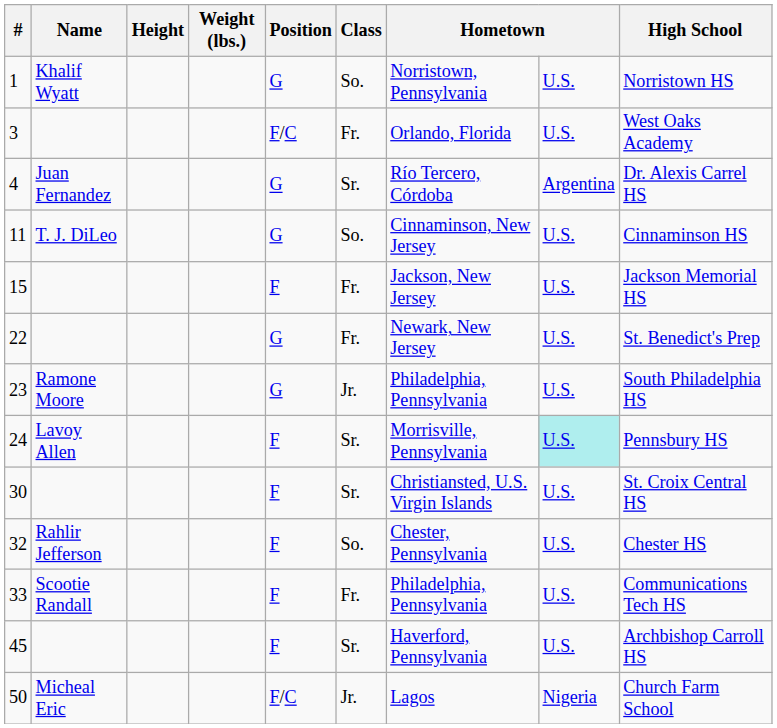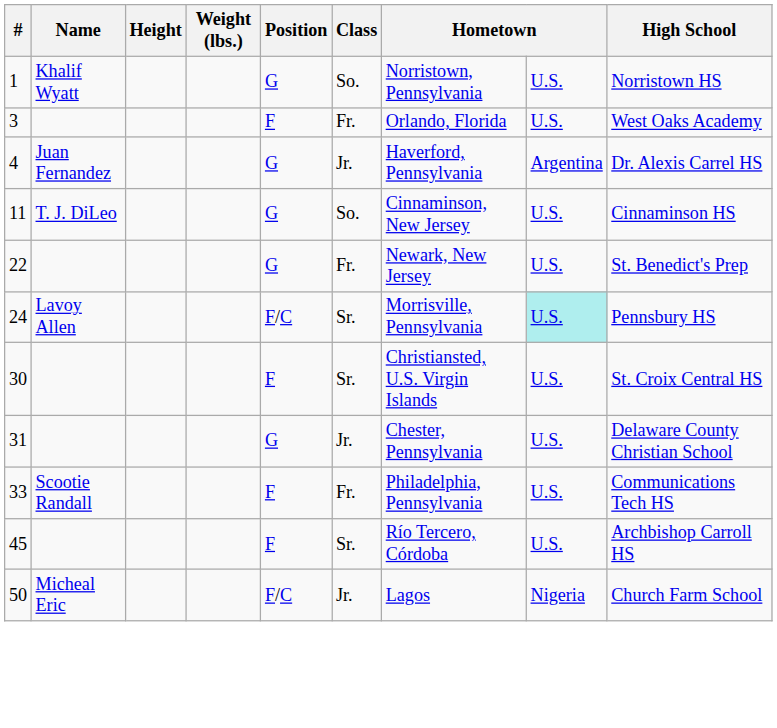(283, 133) F/C -> (270, 122) F
(350, 184) Sr. -> (344, 163) Jr.
(435, 184) Río Tercero, Córdoba -> (434, 163) Haverford, Pennsylvania
- row: (18, 287)
- row: (18, 389)
(275, 441) F -> (279, 317) F/C
+ row: (18, 441)
- row: (18, 544)
(439, 646) Haverford, Pennsylvania -> (431, 544) Río Tercero, Córdoba
